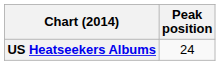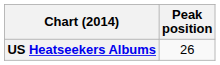(187, 49) 24 -> (187, 49) 26
